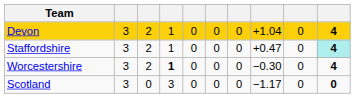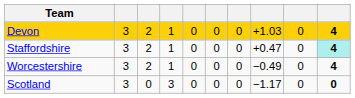(267, 31) +1.04 -> (267, 31) +1.03
(171, 66) bold -> (171, 66) normal
(267, 66) −0.30 -> (267, 66) −0.49
